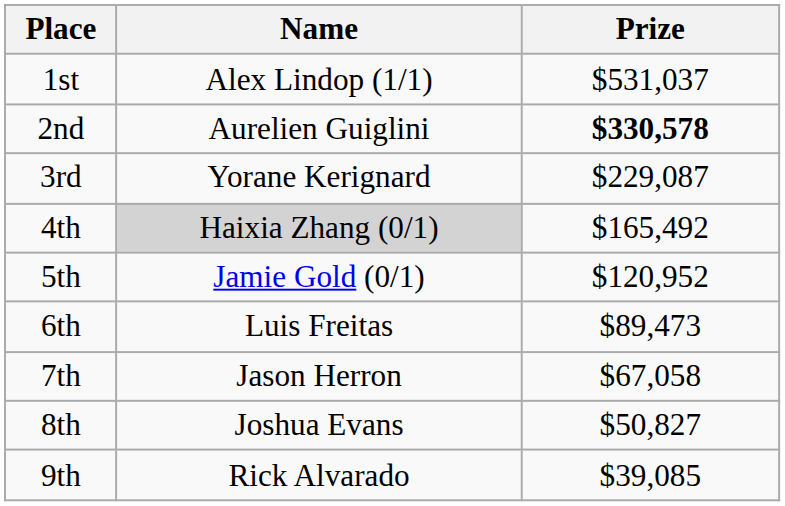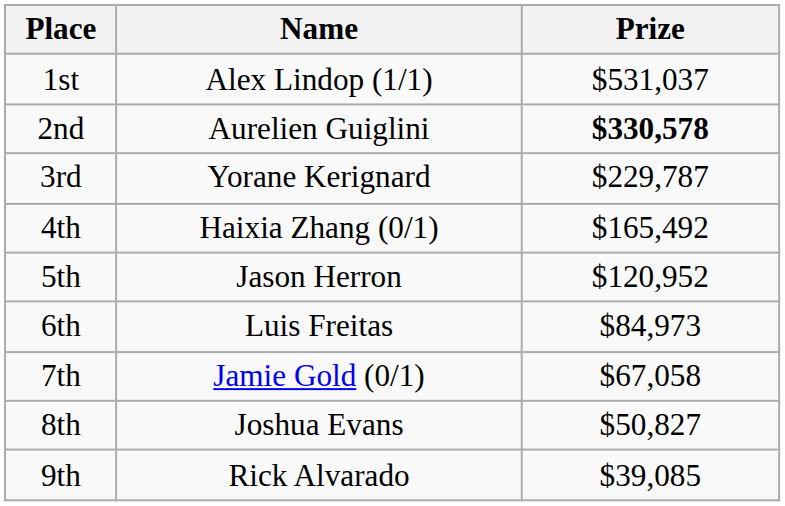(650, 177) $229,087 -> (650, 177) $229,787
(319, 227) lightgrey background -> (319, 227) no background
(319, 276) Jamie Gold (0/1) -> (319, 276) Jason Herron
(650, 326) $89,473 -> (650, 326) $84,973
(319, 375) Jason Herron -> (319, 375) Jamie Gold (0/1)
